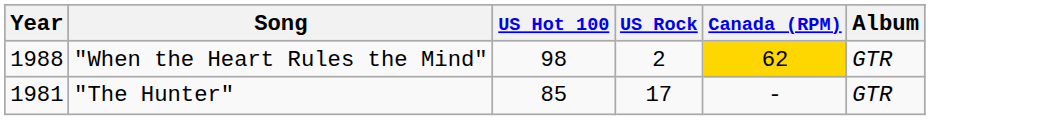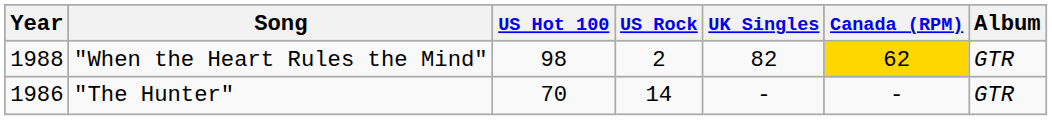+ column: (764, 24)
(37, 95) 1981 -> (37, 95) 1986
(554, 95) 85 -> (554, 95) 70
(659, 95) 17 -> (659, 95) 14
